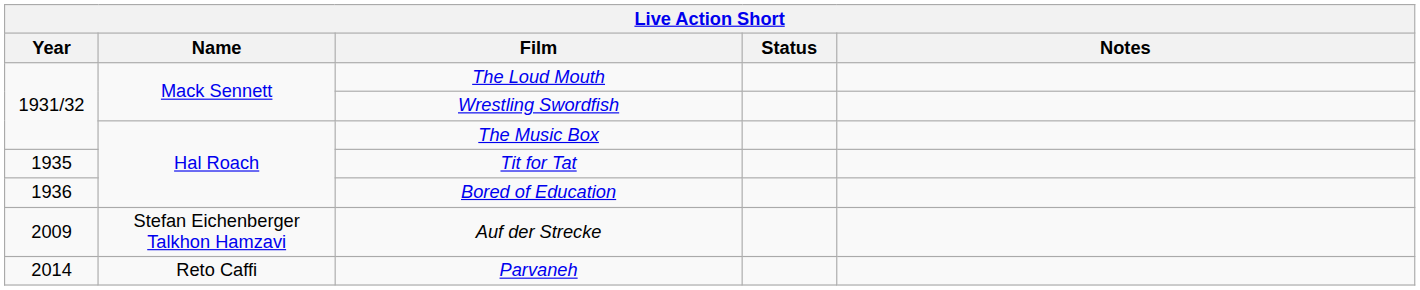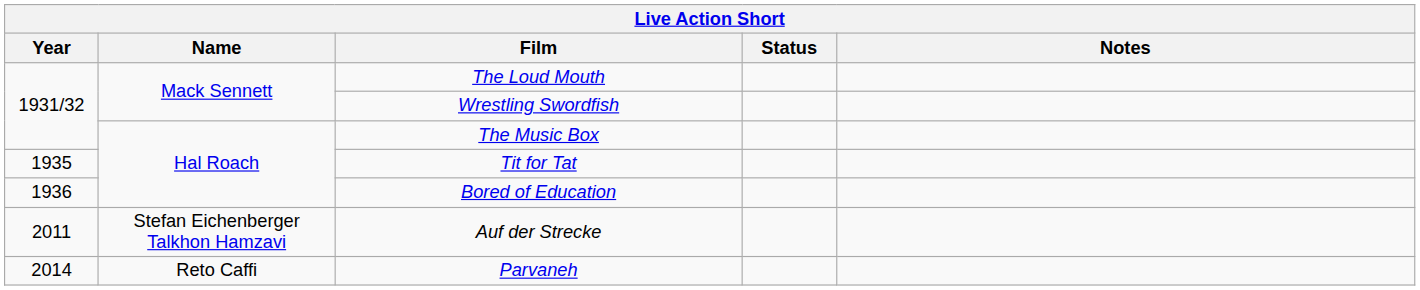(52, 231) 2009 -> (52, 231) 2011
